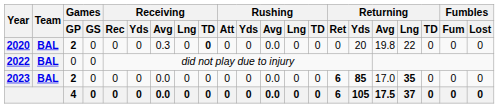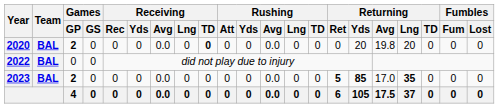(163, 45) 0.3 -> (163, 45) 0.0
(409, 45) 22 -> (409, 45) 20
(338, 78) 6 -> (338, 78) 5
